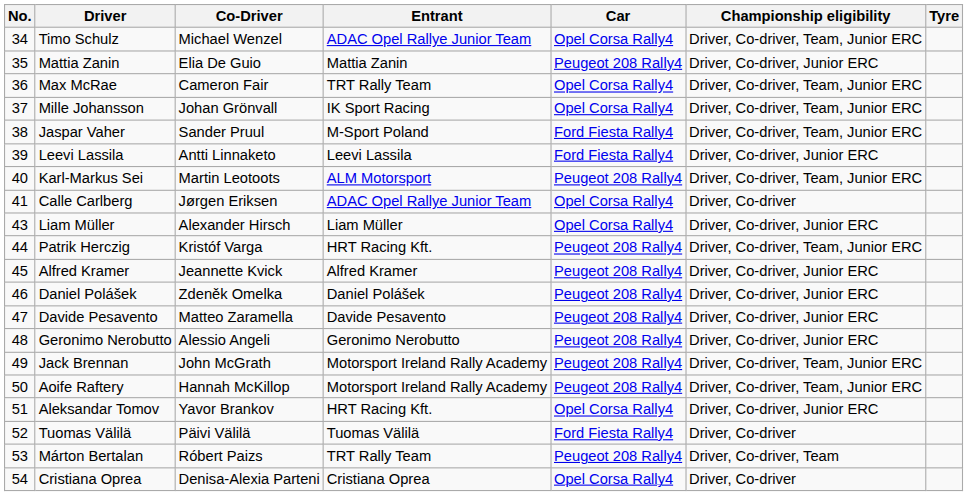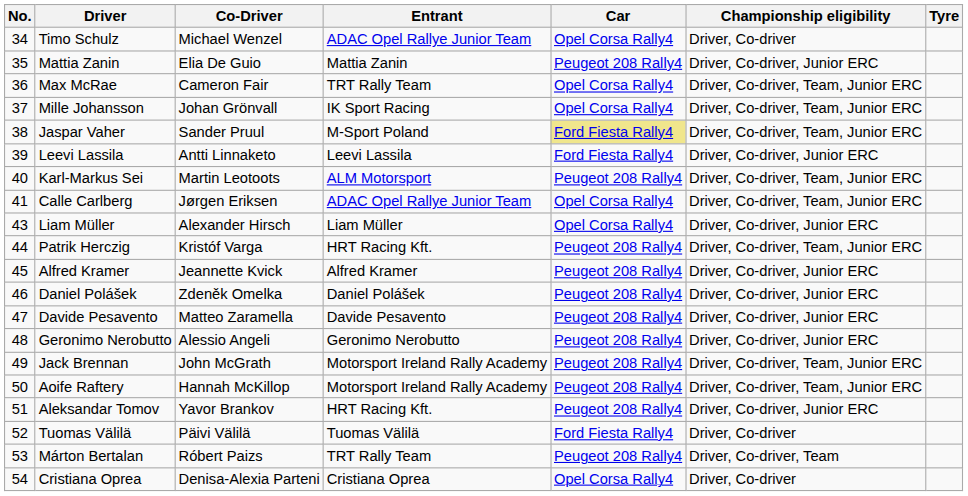(806, 39) Driver, Co-driver, Team, Junior ERC -> (743, 39) Driver, Co-driver
(614, 131) no background -> (614, 131) khaki background
(743, 201) Driver, Co-driver -> (806, 201) Driver, Co-driver, Team, Junior ERC
(614, 409) Opel Corsa Rally4 -> (618, 409) Peugeot 208 Rally4
